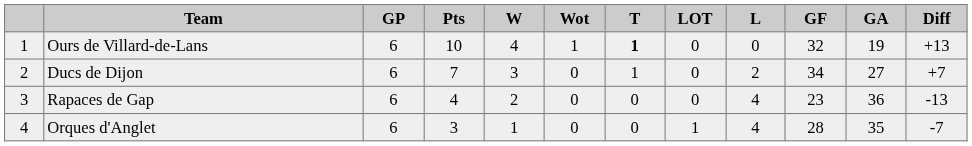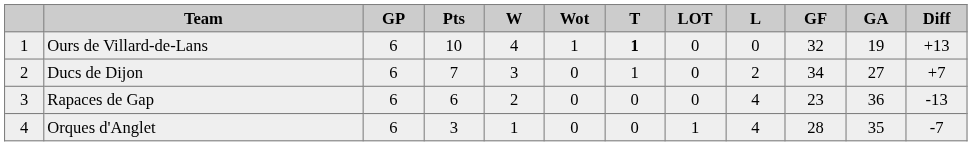(454, 99) 4 -> (454, 99) 6
